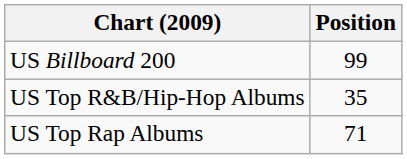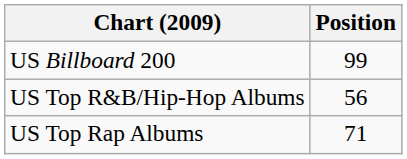(356, 97) 35 -> (356, 97) 56
